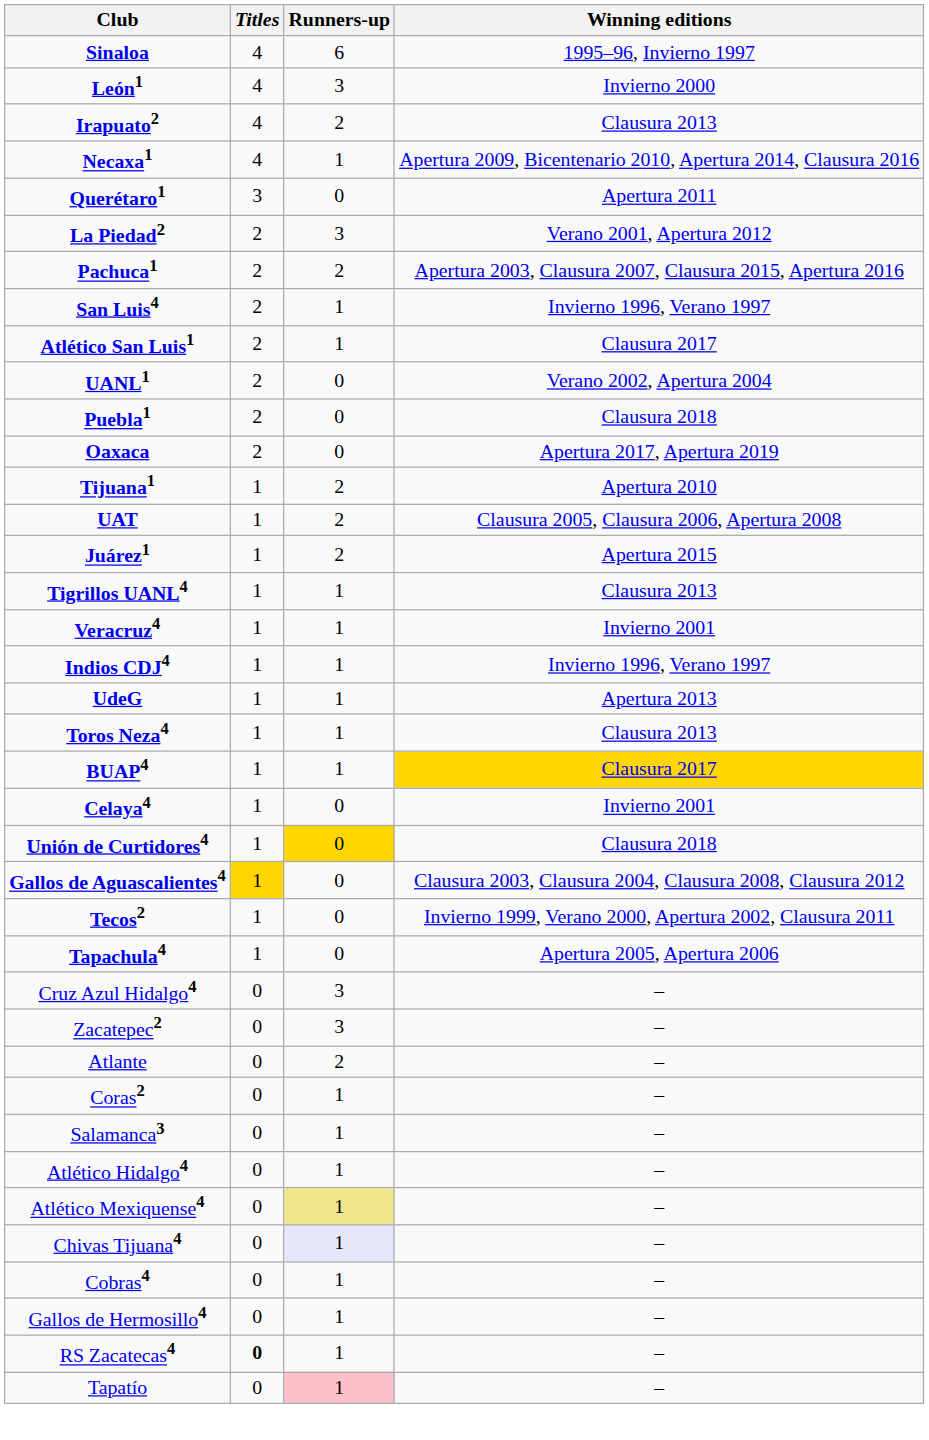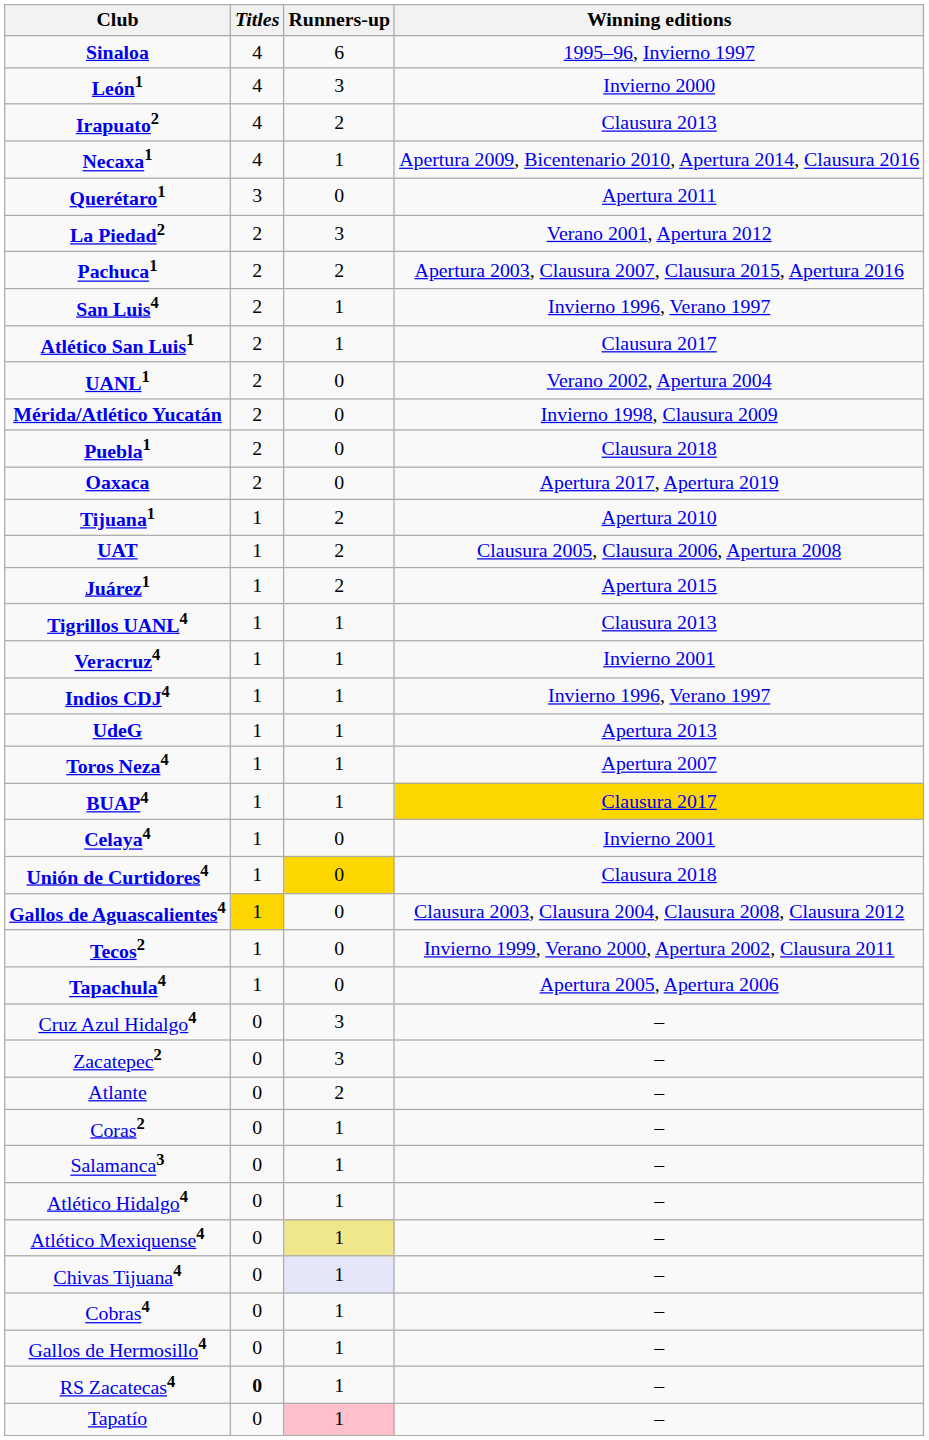+ row: (117, 414)
(659, 732) Clausura 2013 -> (659, 764) Apertura 2007
